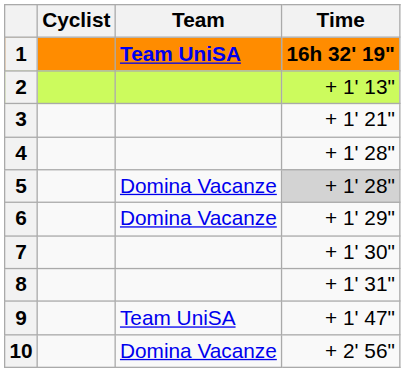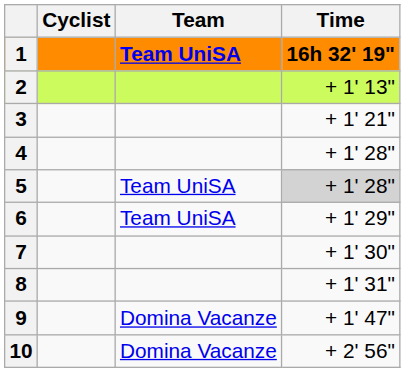(198, 185) Domina Vacanze -> (178, 185) Team UniSA
(198, 218) Domina Vacanze -> (178, 218) Team UniSA
(178, 317) Team UniSA -> (198, 317) Domina Vacanze
